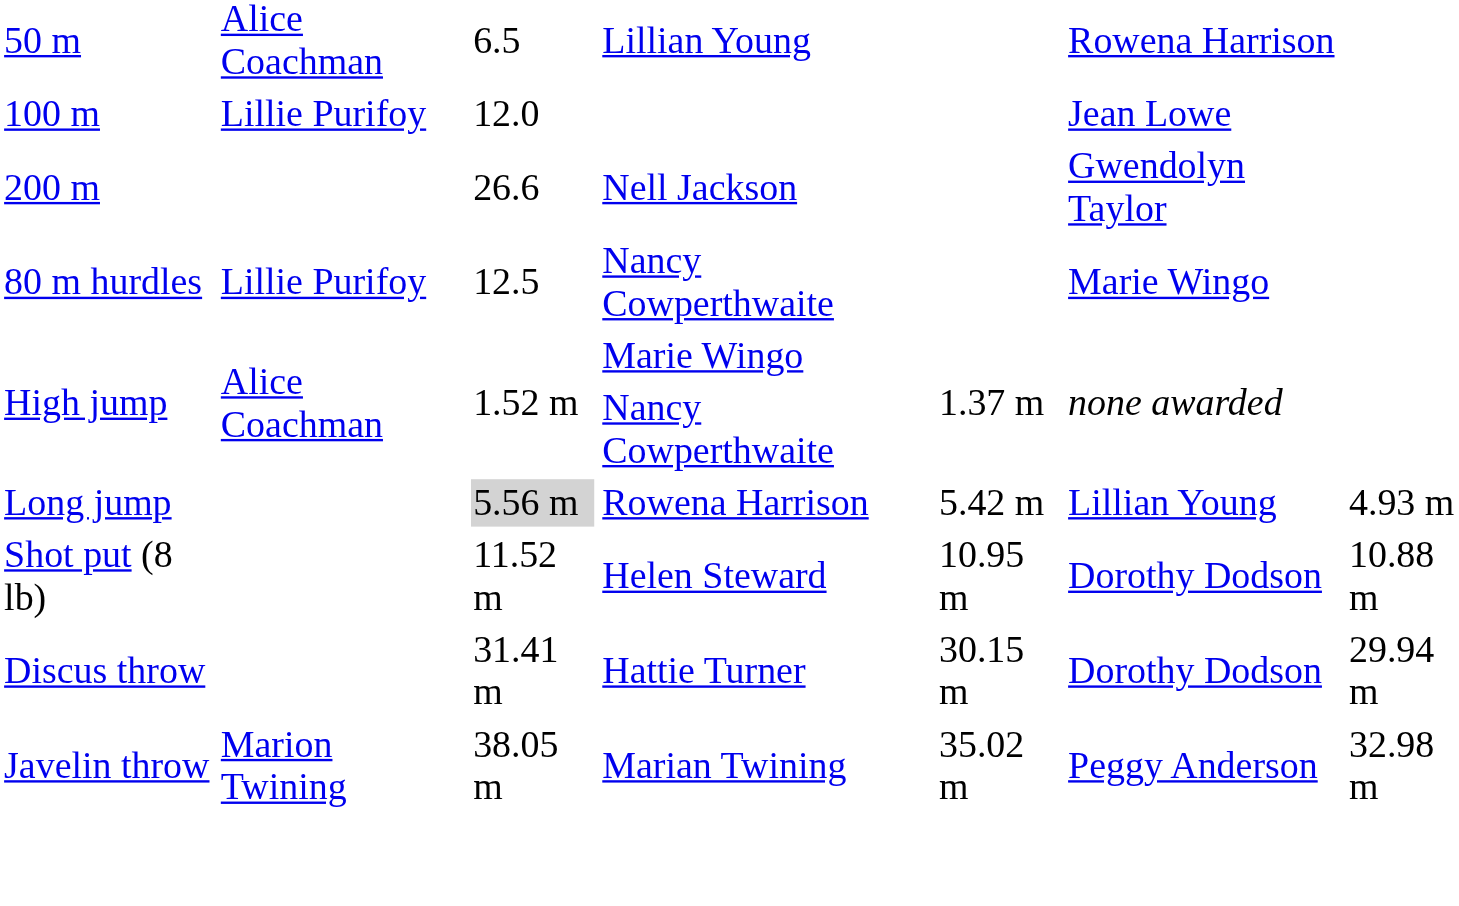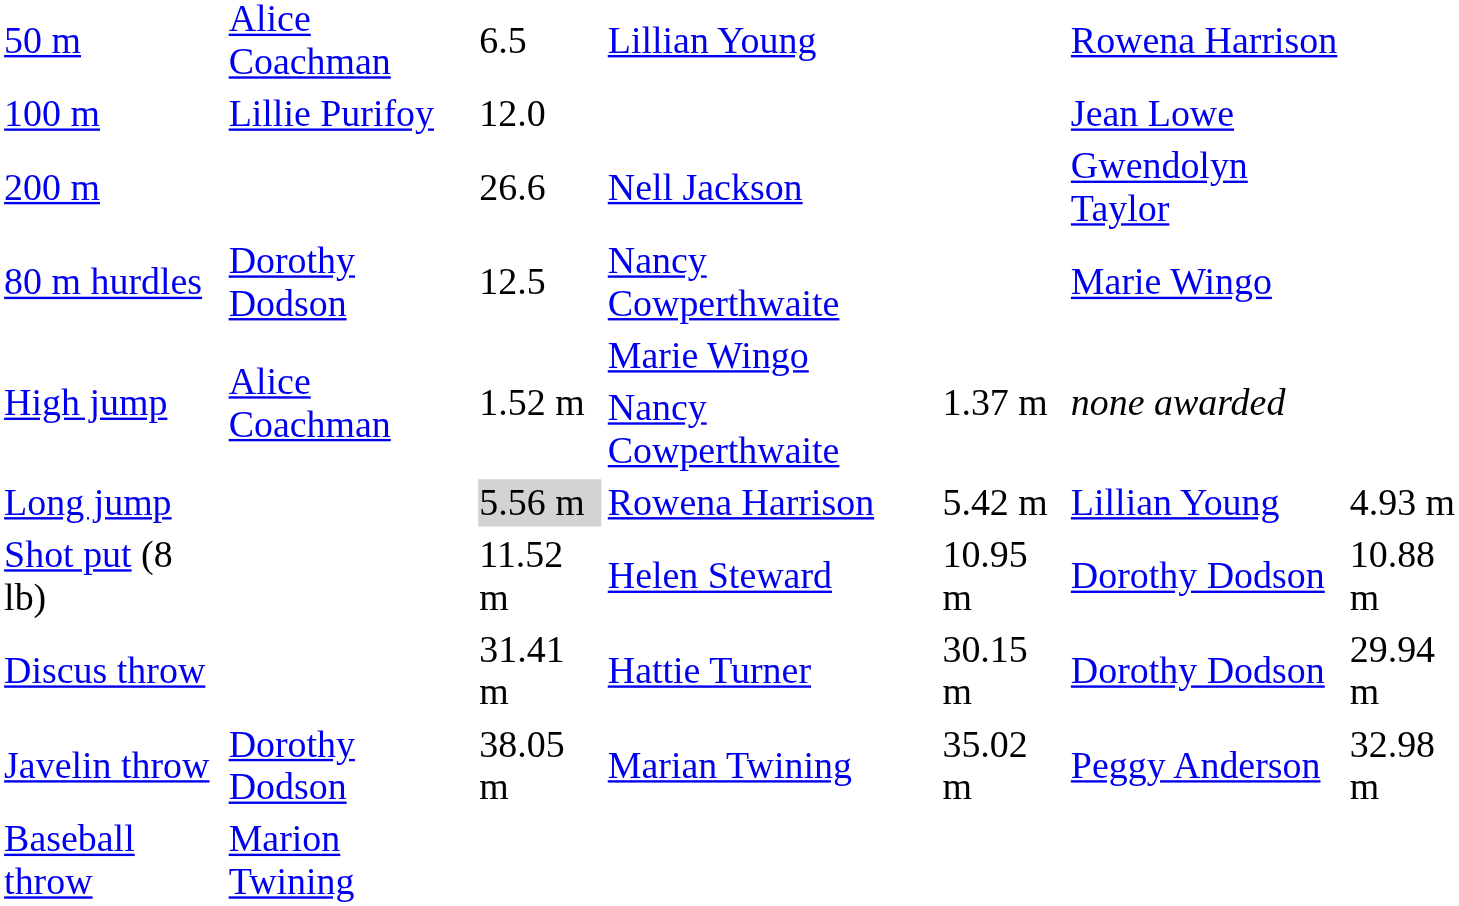(324, 281) Lillie Purifoy -> (292, 281) Dorothy Dodson
(284, 765) Marion Twining -> (292, 765) Dorothy Dodson
+ row: (69, 860)
